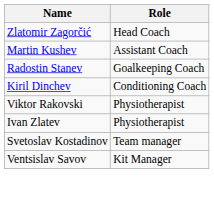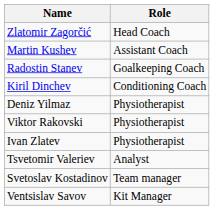+ row: (39, 104)
+ row: (51, 159)
